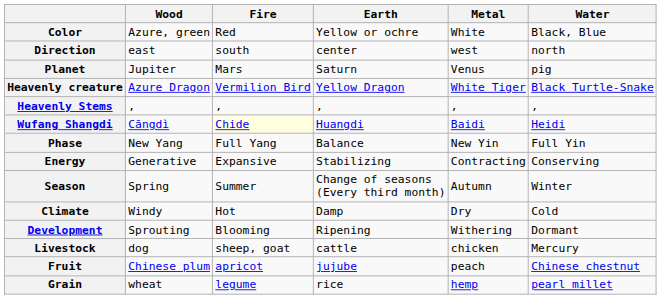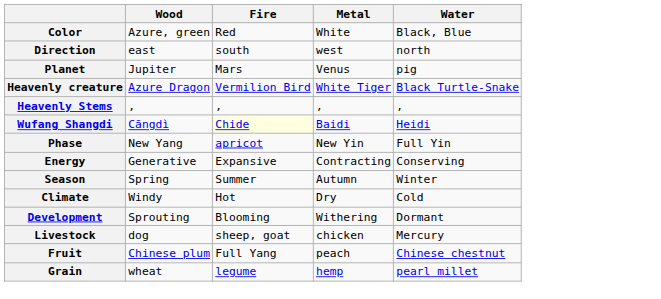- column: (381, 14)
(246, 143) Full Yang -> (239, 143) apricot
(239, 266) apricot -> (246, 253) Full Yang
